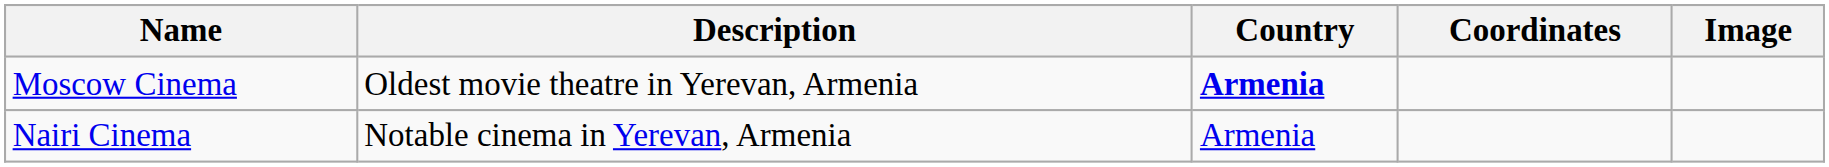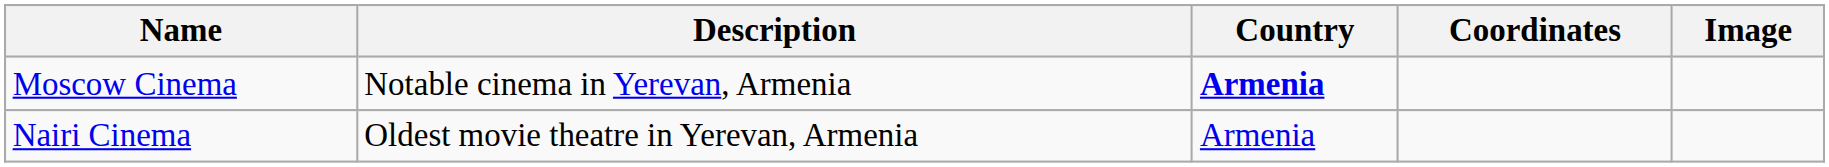(641, 82) Oldest movie theatre in Yerevan, Armenia -> (608, 82) Notable cinema in Yerevan, Armenia
(608, 135) Notable cinema in Yerevan, Armenia -> (641, 135) Oldest movie theatre in Yerevan, Armenia
